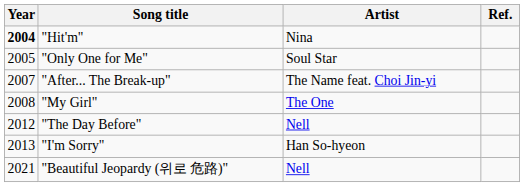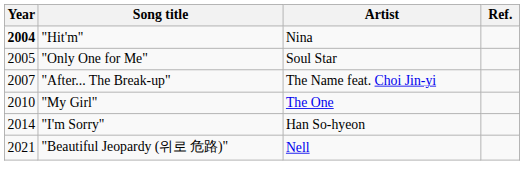(21, 102) 2008 -> (21, 102) 2010
- row: (91, 124)
(21, 146) 2013 -> (21, 124) 2014
